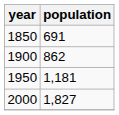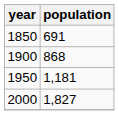(54, 57) 862 -> (54, 57) 868
